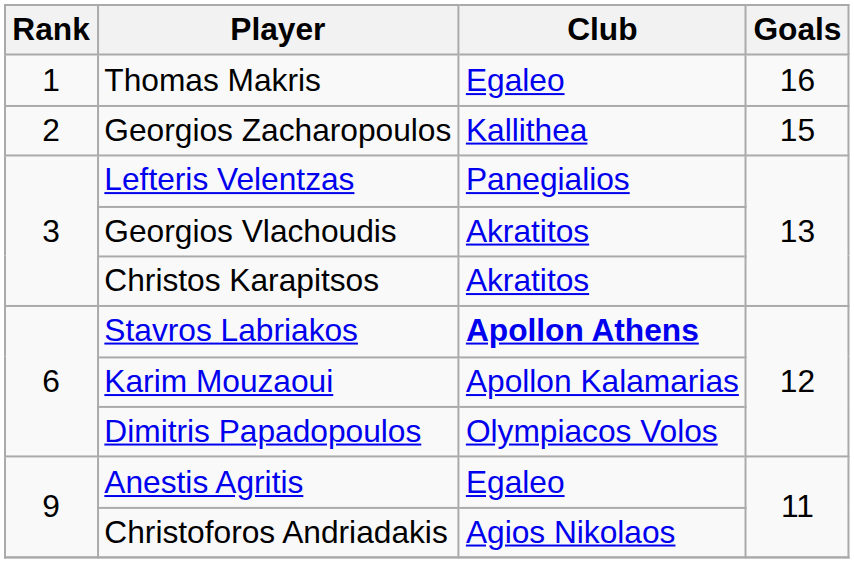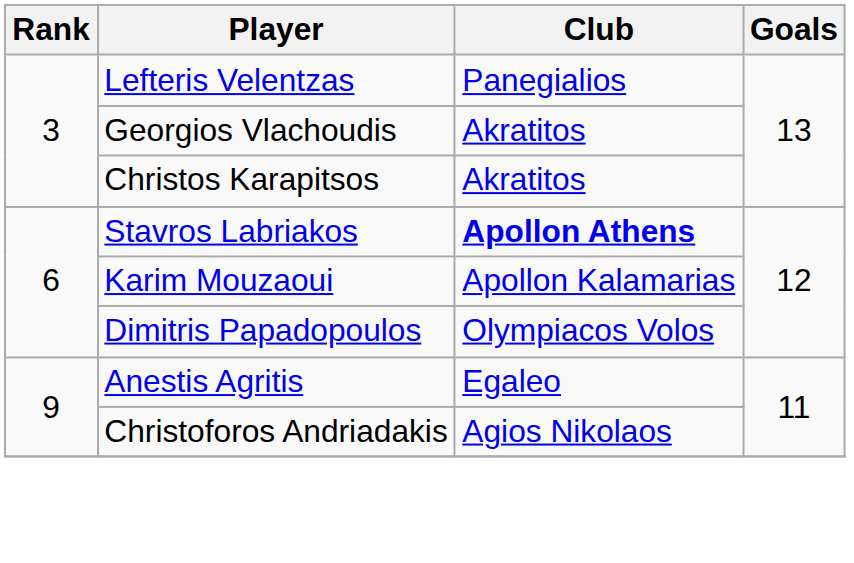- row: (213, 79)
- row: (278, 130)
